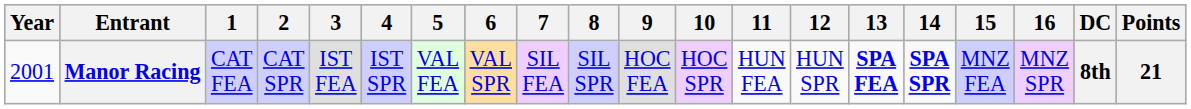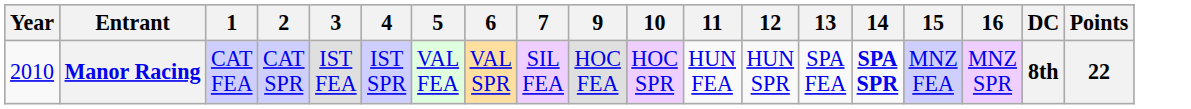- column: (594, 22)
(32, 71) 2001 -> (32, 71) 2010
(876, 71) bold -> (825, 71) normal
(1151, 71) 21 -> (1099, 71) 22
